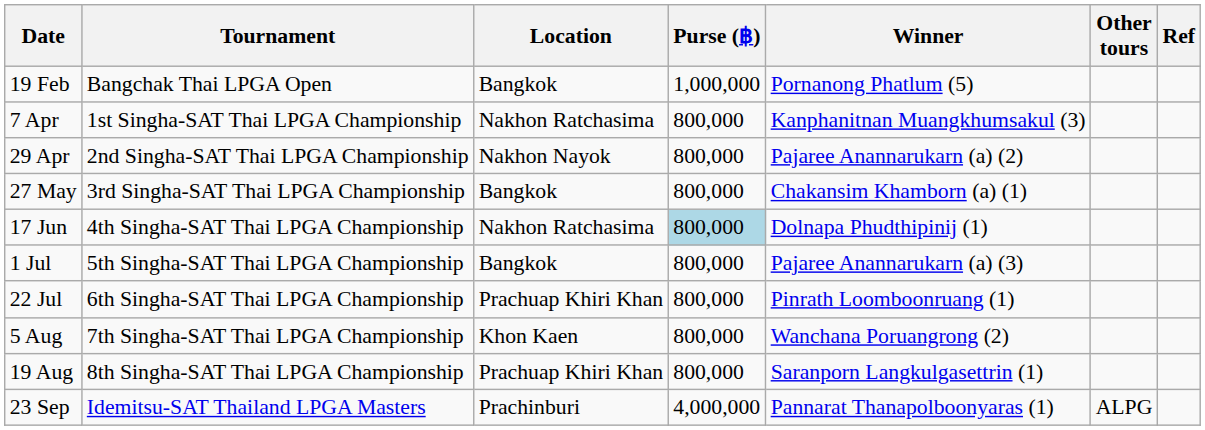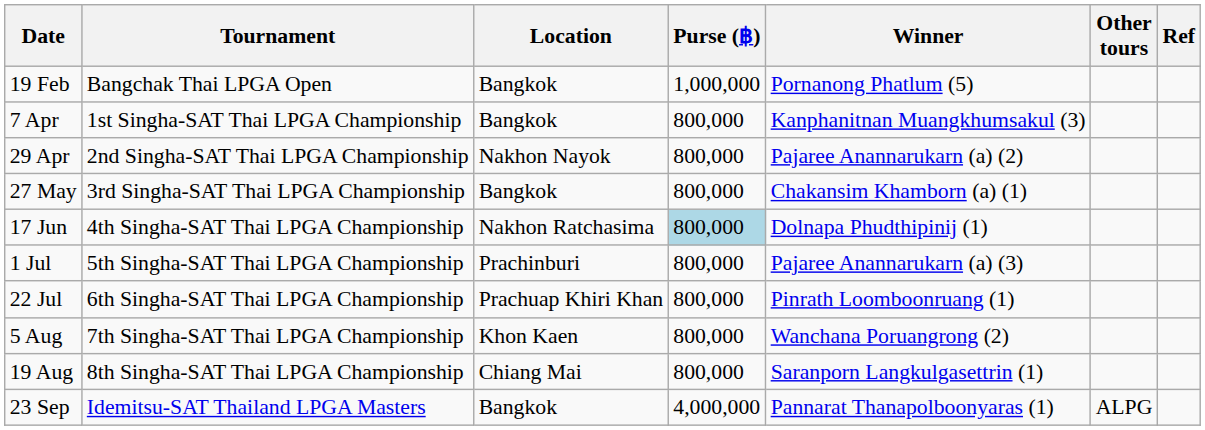(566, 120) Nakhon Ratchasima -> (518, 120) Bangkok
(518, 263) Bangkok -> (529, 263) Prachinburi
(571, 370) Prachuap Khiri Khan -> (530, 370) Chiang Mai
(529, 406) Prachinburi -> (518, 406) Bangkok
